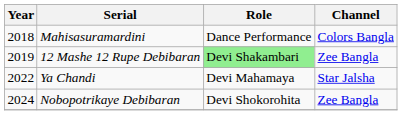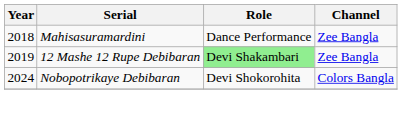(356, 36) Colors Bangla -> (348, 36) Zee Bangla
- row: (68, 78)
(348, 99) Zee Bangla -> (356, 78) Colors Bangla
